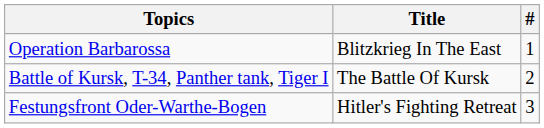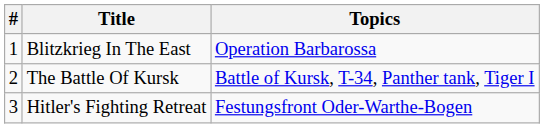columns swapped: (530, 19) <-> (169, 19)
